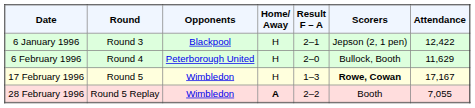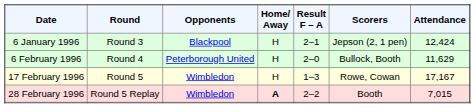(440, 42) 12,422 -> (440, 42) 12,424
(370, 76) bold -> (370, 76) normal
(440, 94) 7,055 -> (440, 94) 7,015
